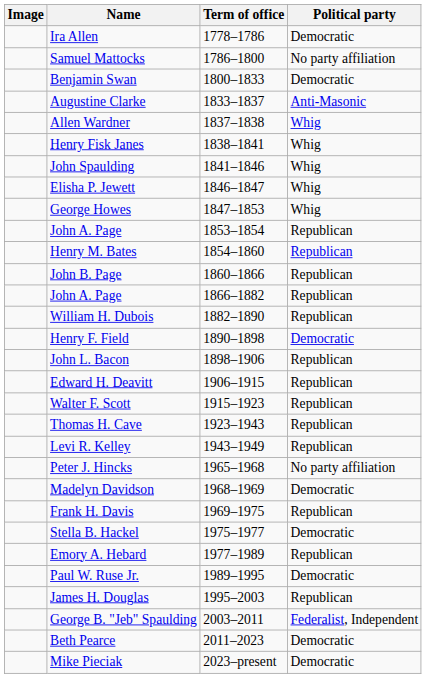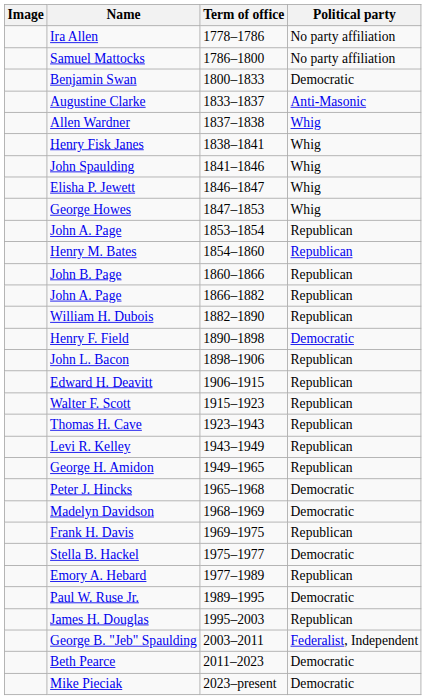(322, 36) Democratic -> (343, 36) No party affiliation
+ row: (102, 468)
(343, 468) No party affiliation -> (322, 489) Democratic
